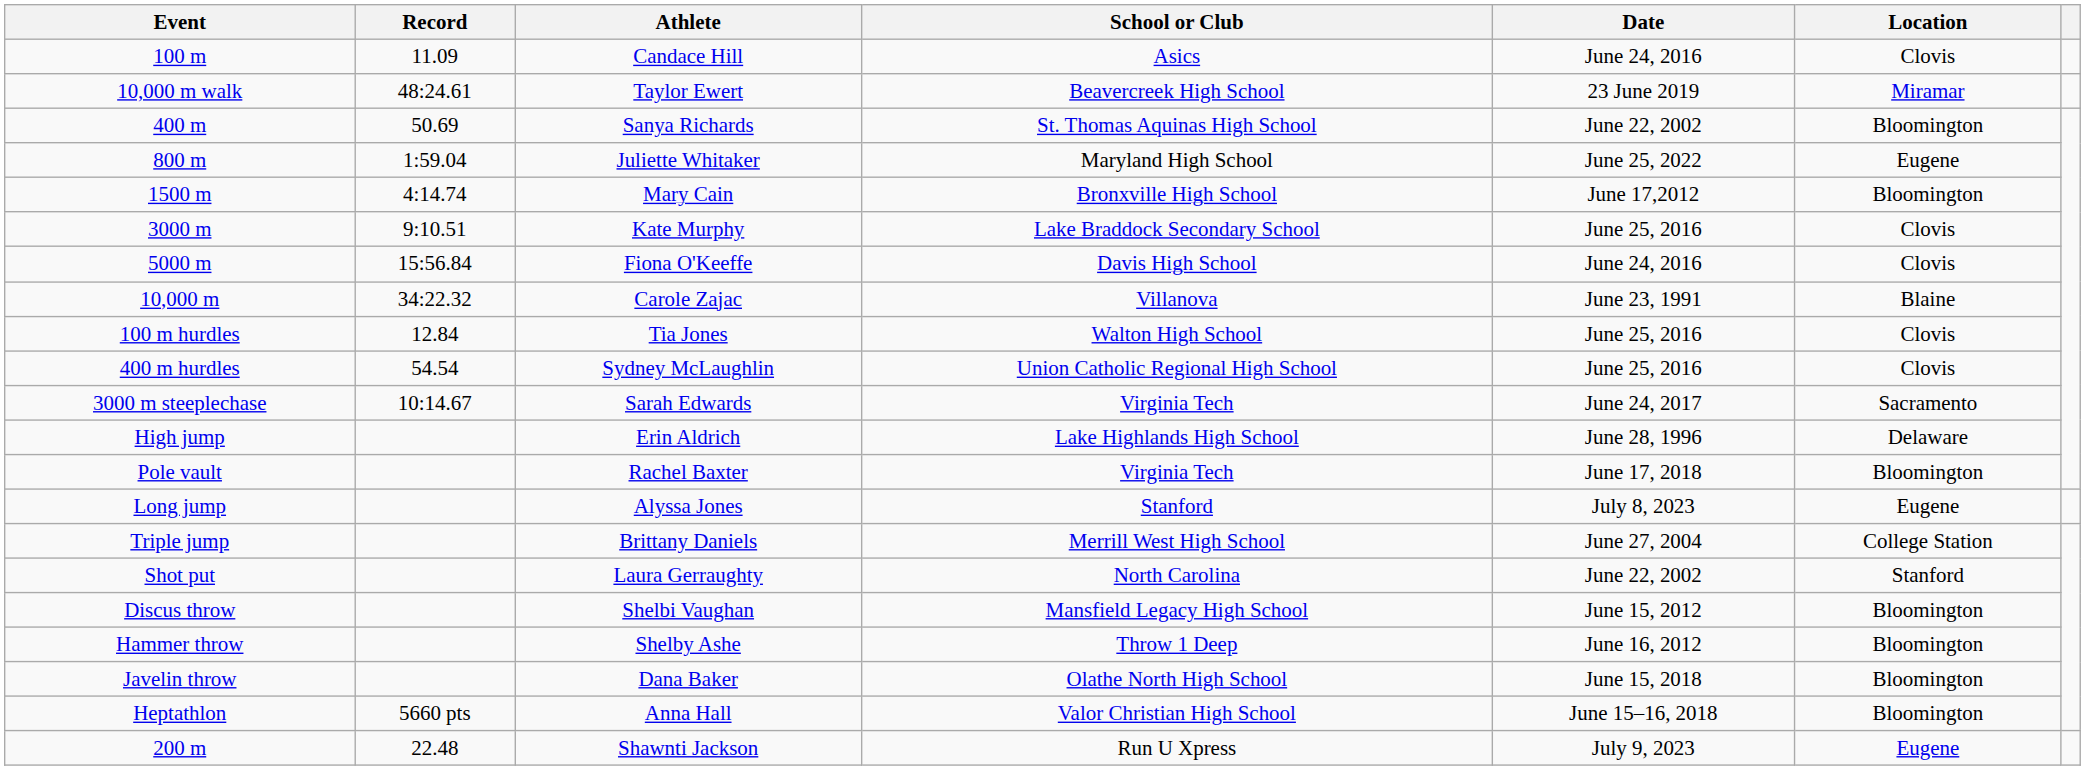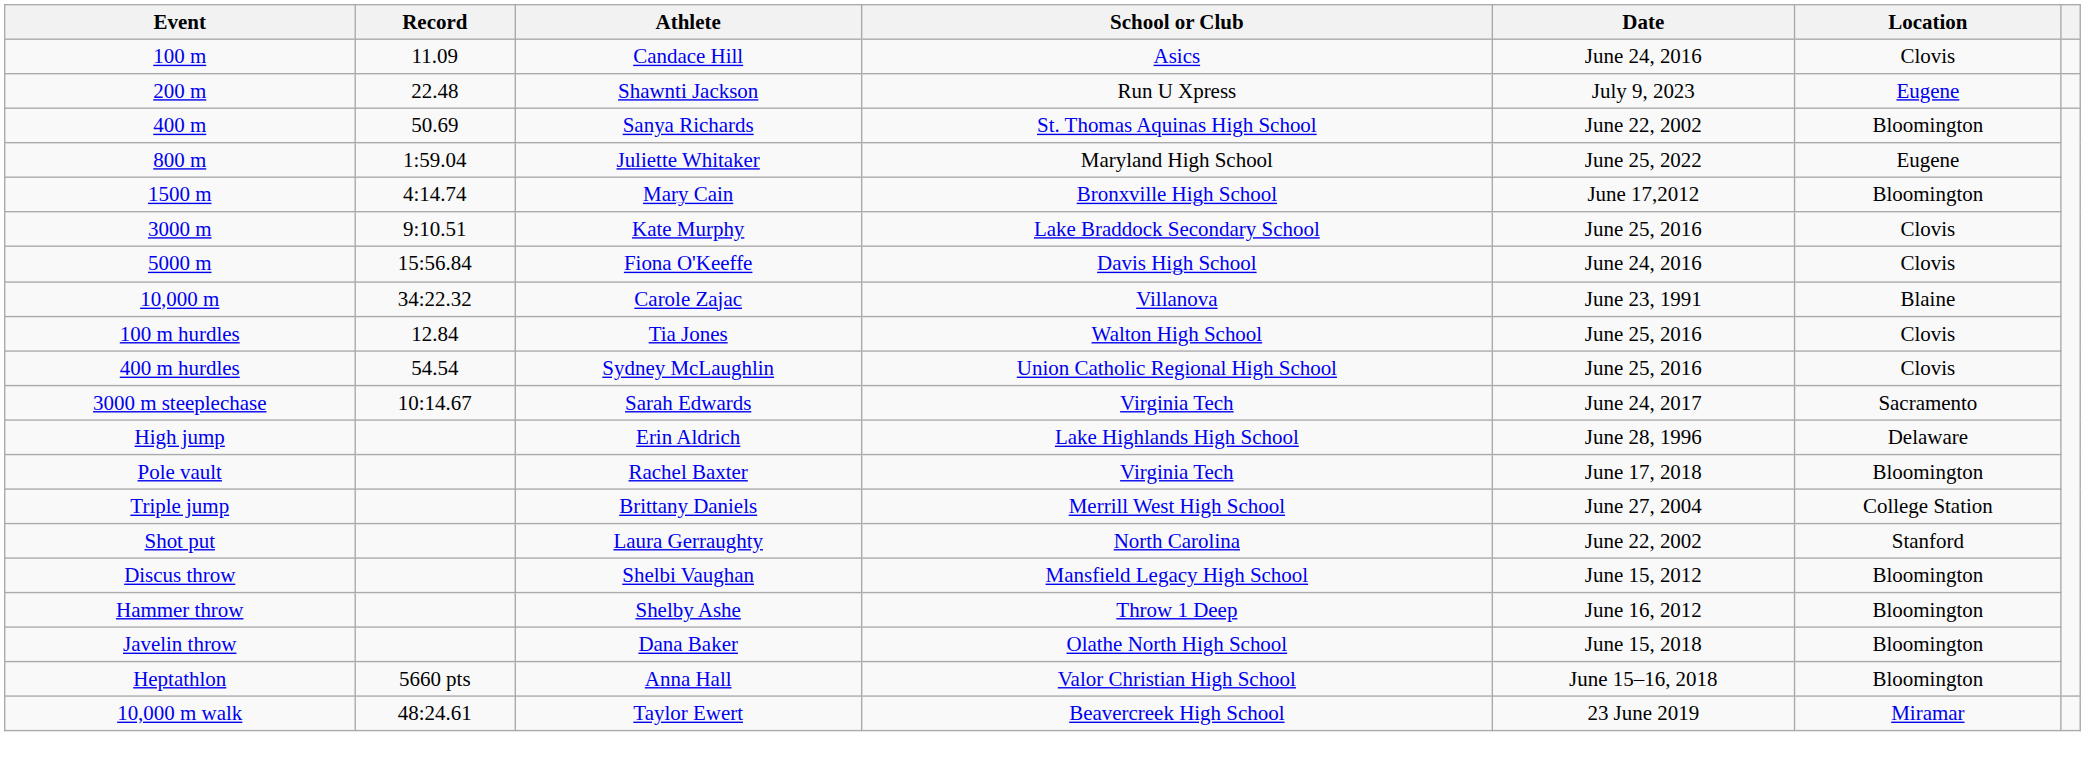rows swapped: (180, 748) <-> (180, 91)
- row: (180, 506)
